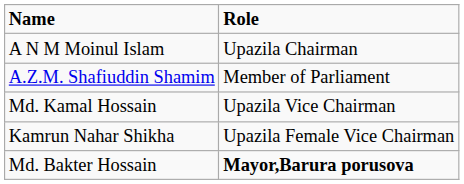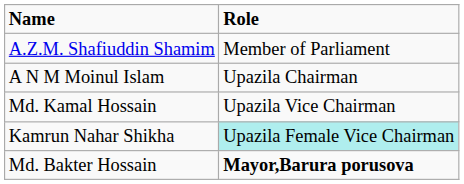rows swapped: (112, 77) <-> (87, 48)
(339, 135) no background -> (339, 135) paleturquoise background
